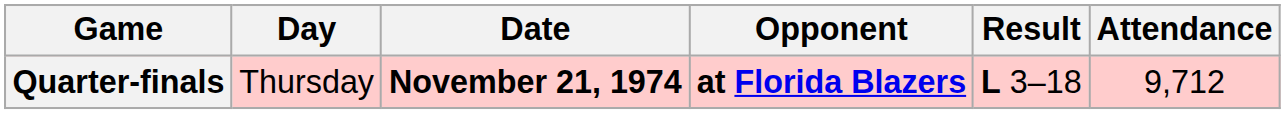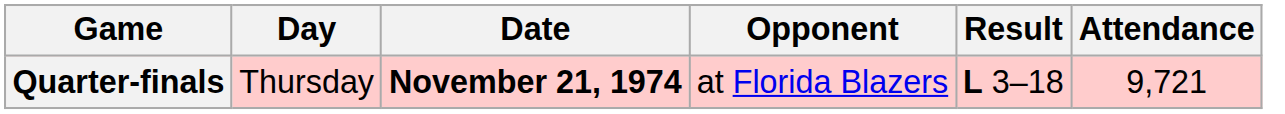(831, 81) bold -> (822, 81) normal
(1185, 81) 9,712 -> (1167, 81) 9,721
